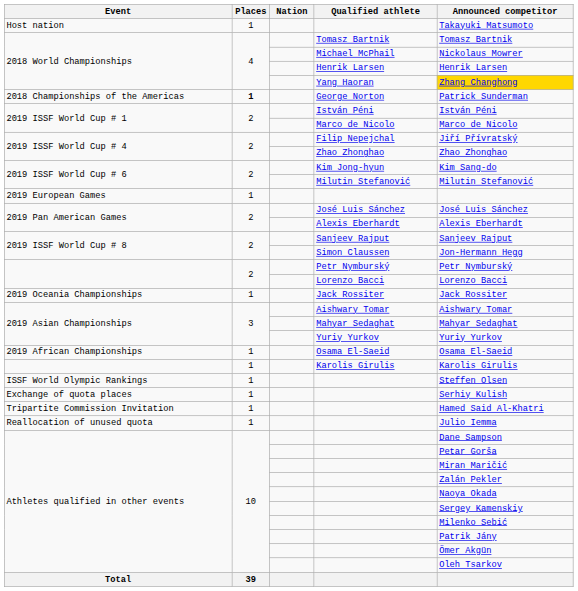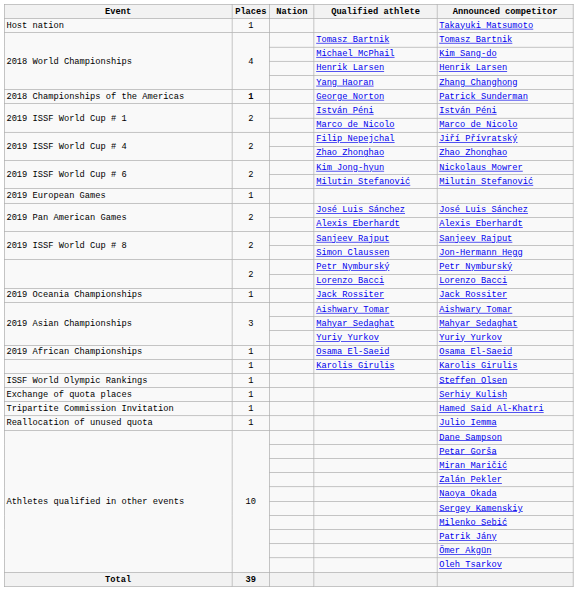(481, 54) Nickolaus Mowrer -> (468, 54) Kim Sang-do
(478, 82) gold background -> (478, 82) no background
(468, 168) Kim Sang-do -> (481, 168) Nickolaus Mowrer
